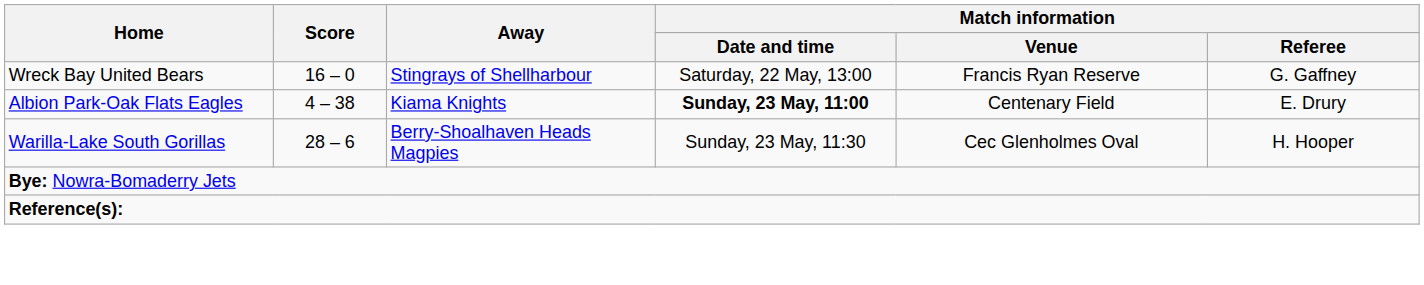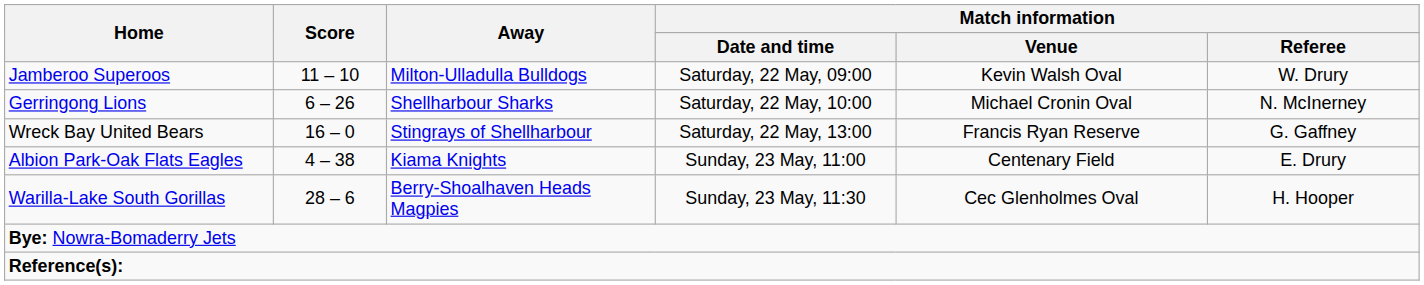+ row: (89, 75)
+ row: (77, 103)
(775, 103) bold -> (775, 160) normal
